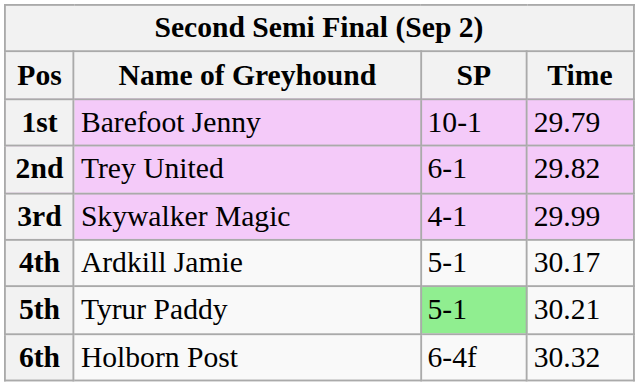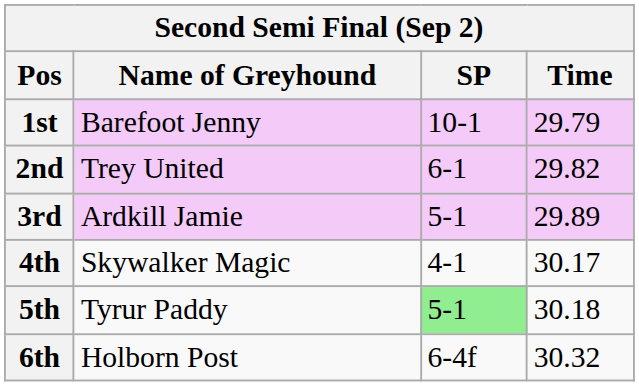(186, 215) Skywalker Magic -> (162, 215) Ardkill Jamie
(447, 215) 4-1 -> (447, 215) 5-1
(567, 215) 29.99 -> (567, 215) 29.89
(162, 262) Ardkill Jamie -> (186, 262) Skywalker Magic
(447, 262) 5-1 -> (447, 262) 4-1
(567, 309) 30.21 -> (567, 309) 30.18
